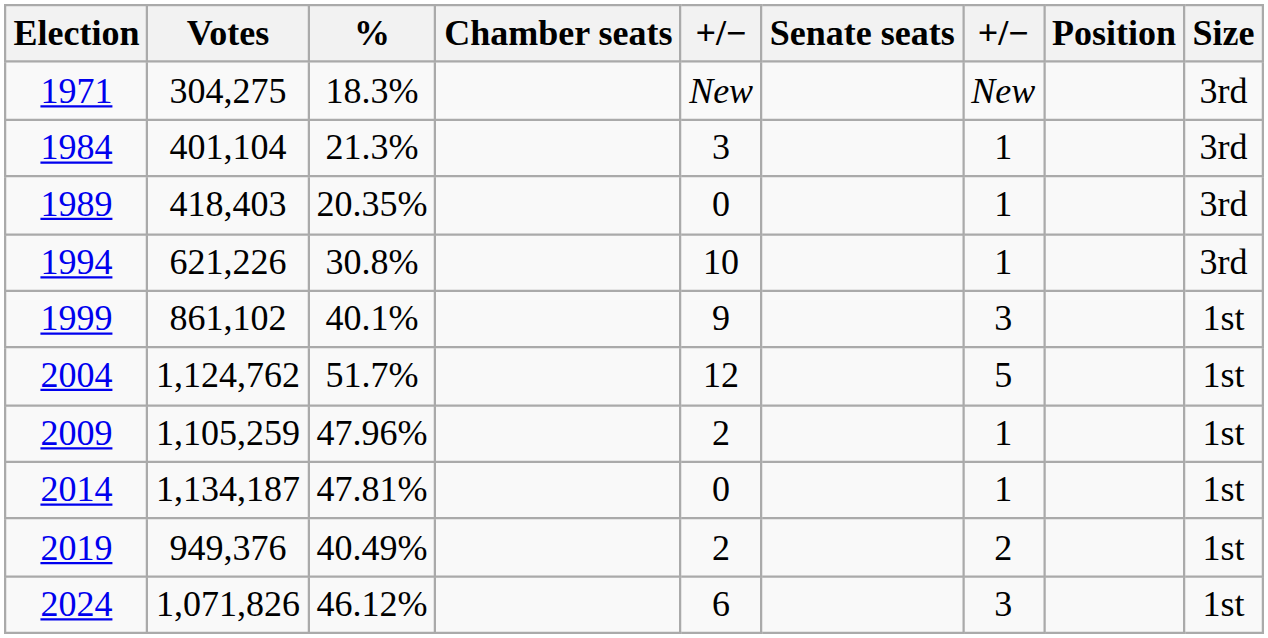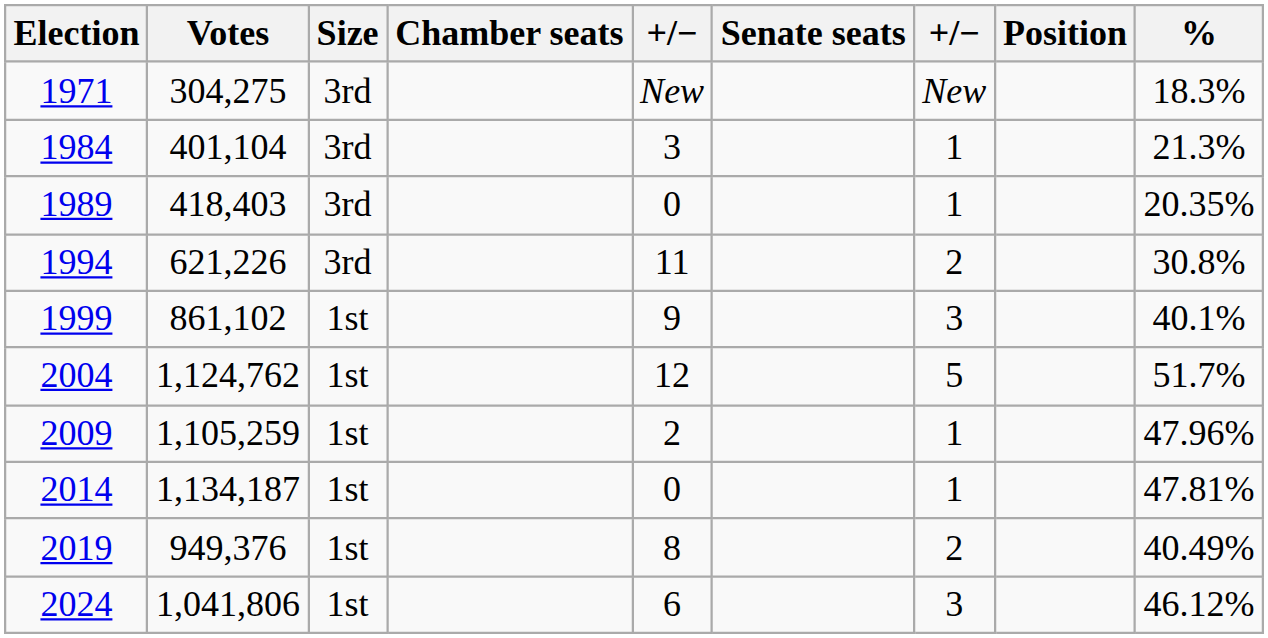columns swapped: (372, 33) <-> (1224, 33)
(721, 261) 10 -> (672, 261) 11
(1003, 261) 1 -> (954, 261) 2
(721, 546) 2 -> (672, 546) 8
(228, 603) 1,071,826 -> (228, 603) 1,041,806
